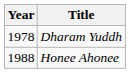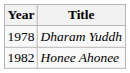(21, 57) 1988 -> (21, 57) 1982
